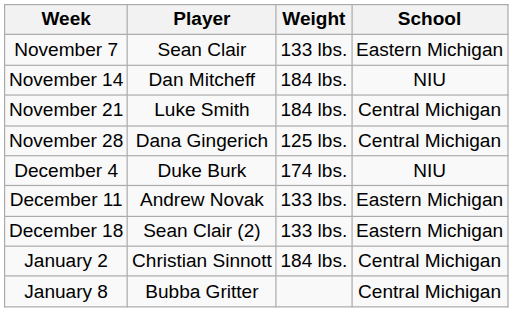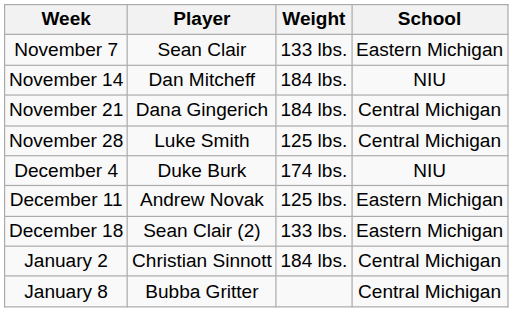(202, 110) Luke Smith -> (202, 110) Dana Gingerich
(202, 140) Dana Gingerich -> (202, 140) Luke Smith
(314, 200) 133 lbs. -> (314, 200) 125 lbs.
